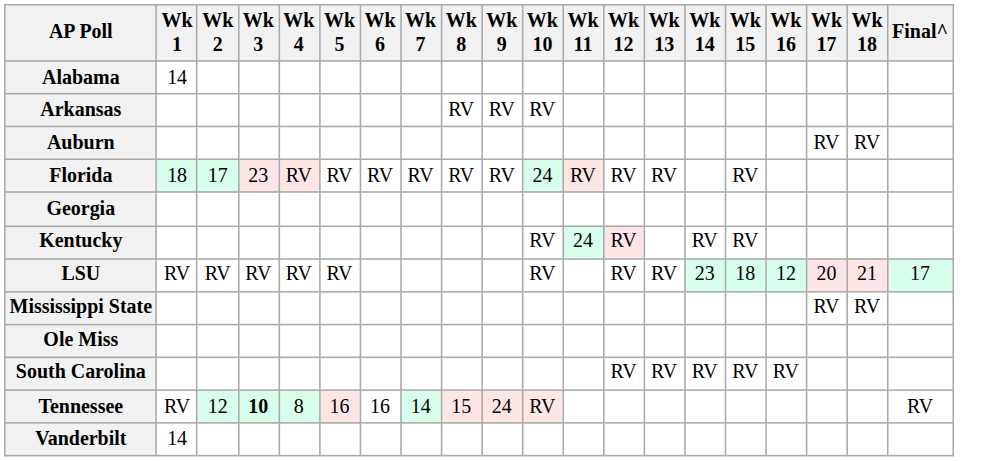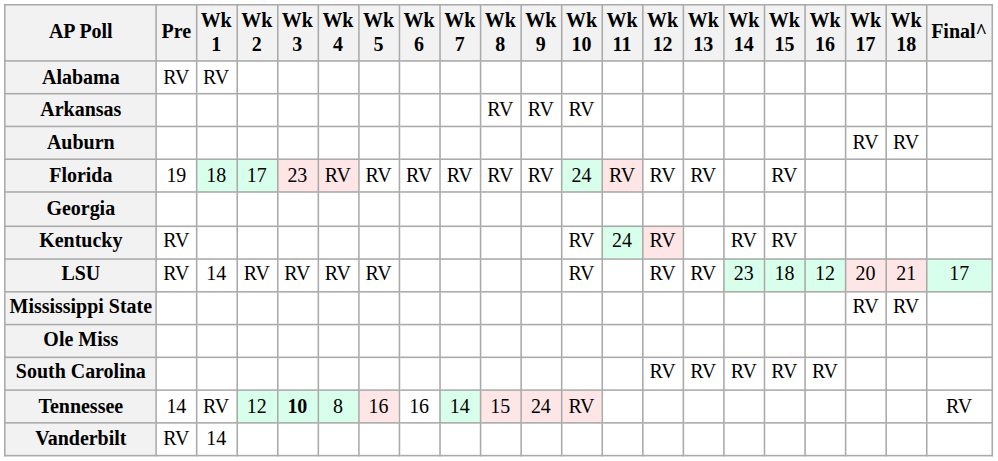+ column: (176, 32)
(177, 77) 14 -> (216, 77) RV
(177, 274) RV -> (216, 274) 14
